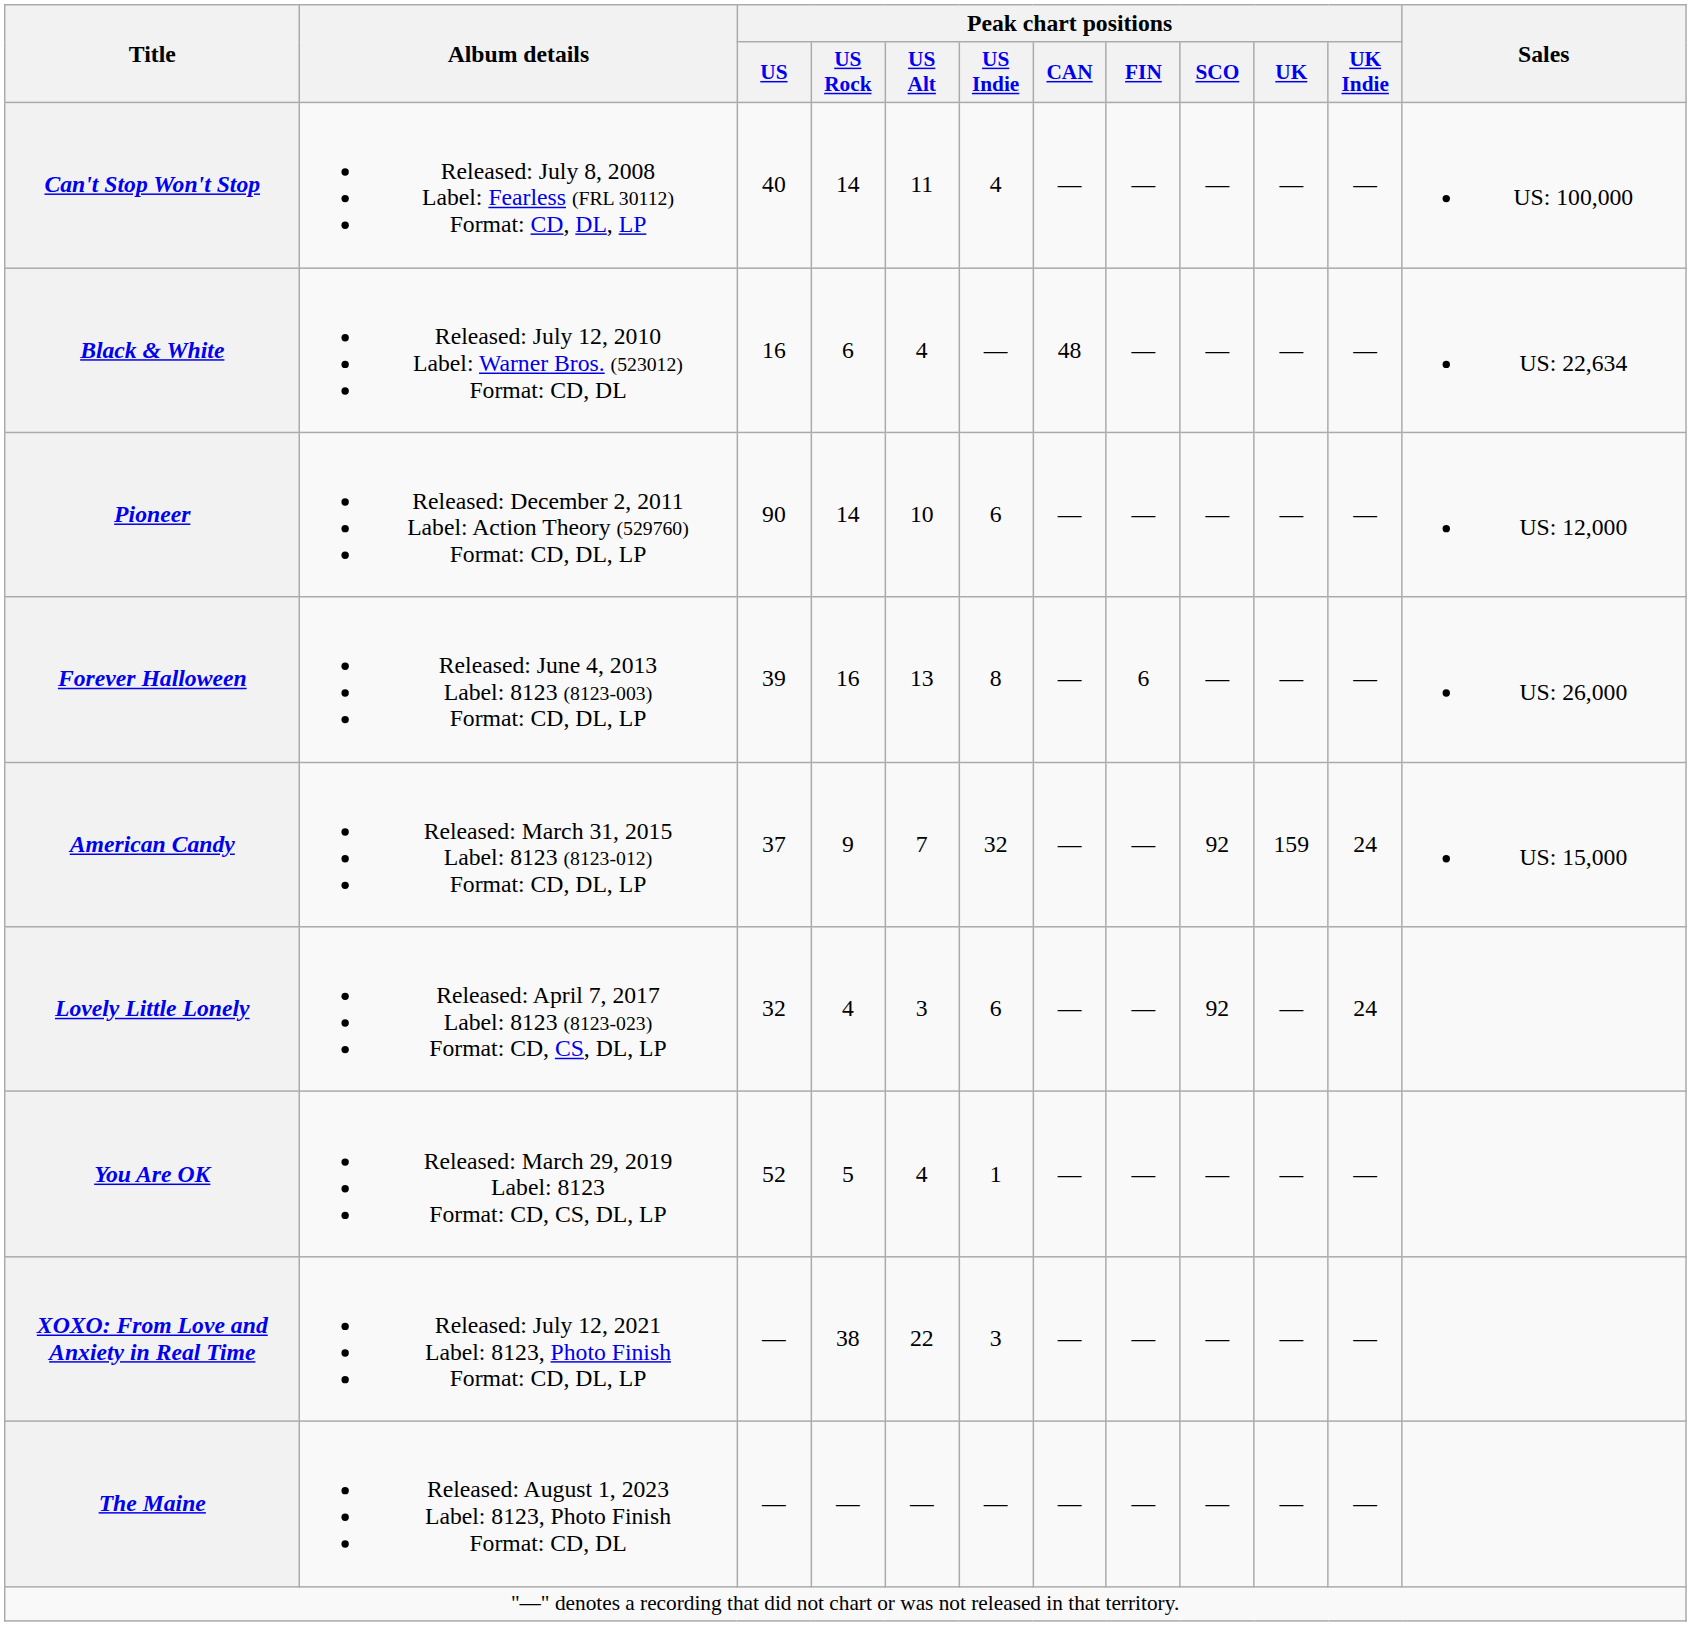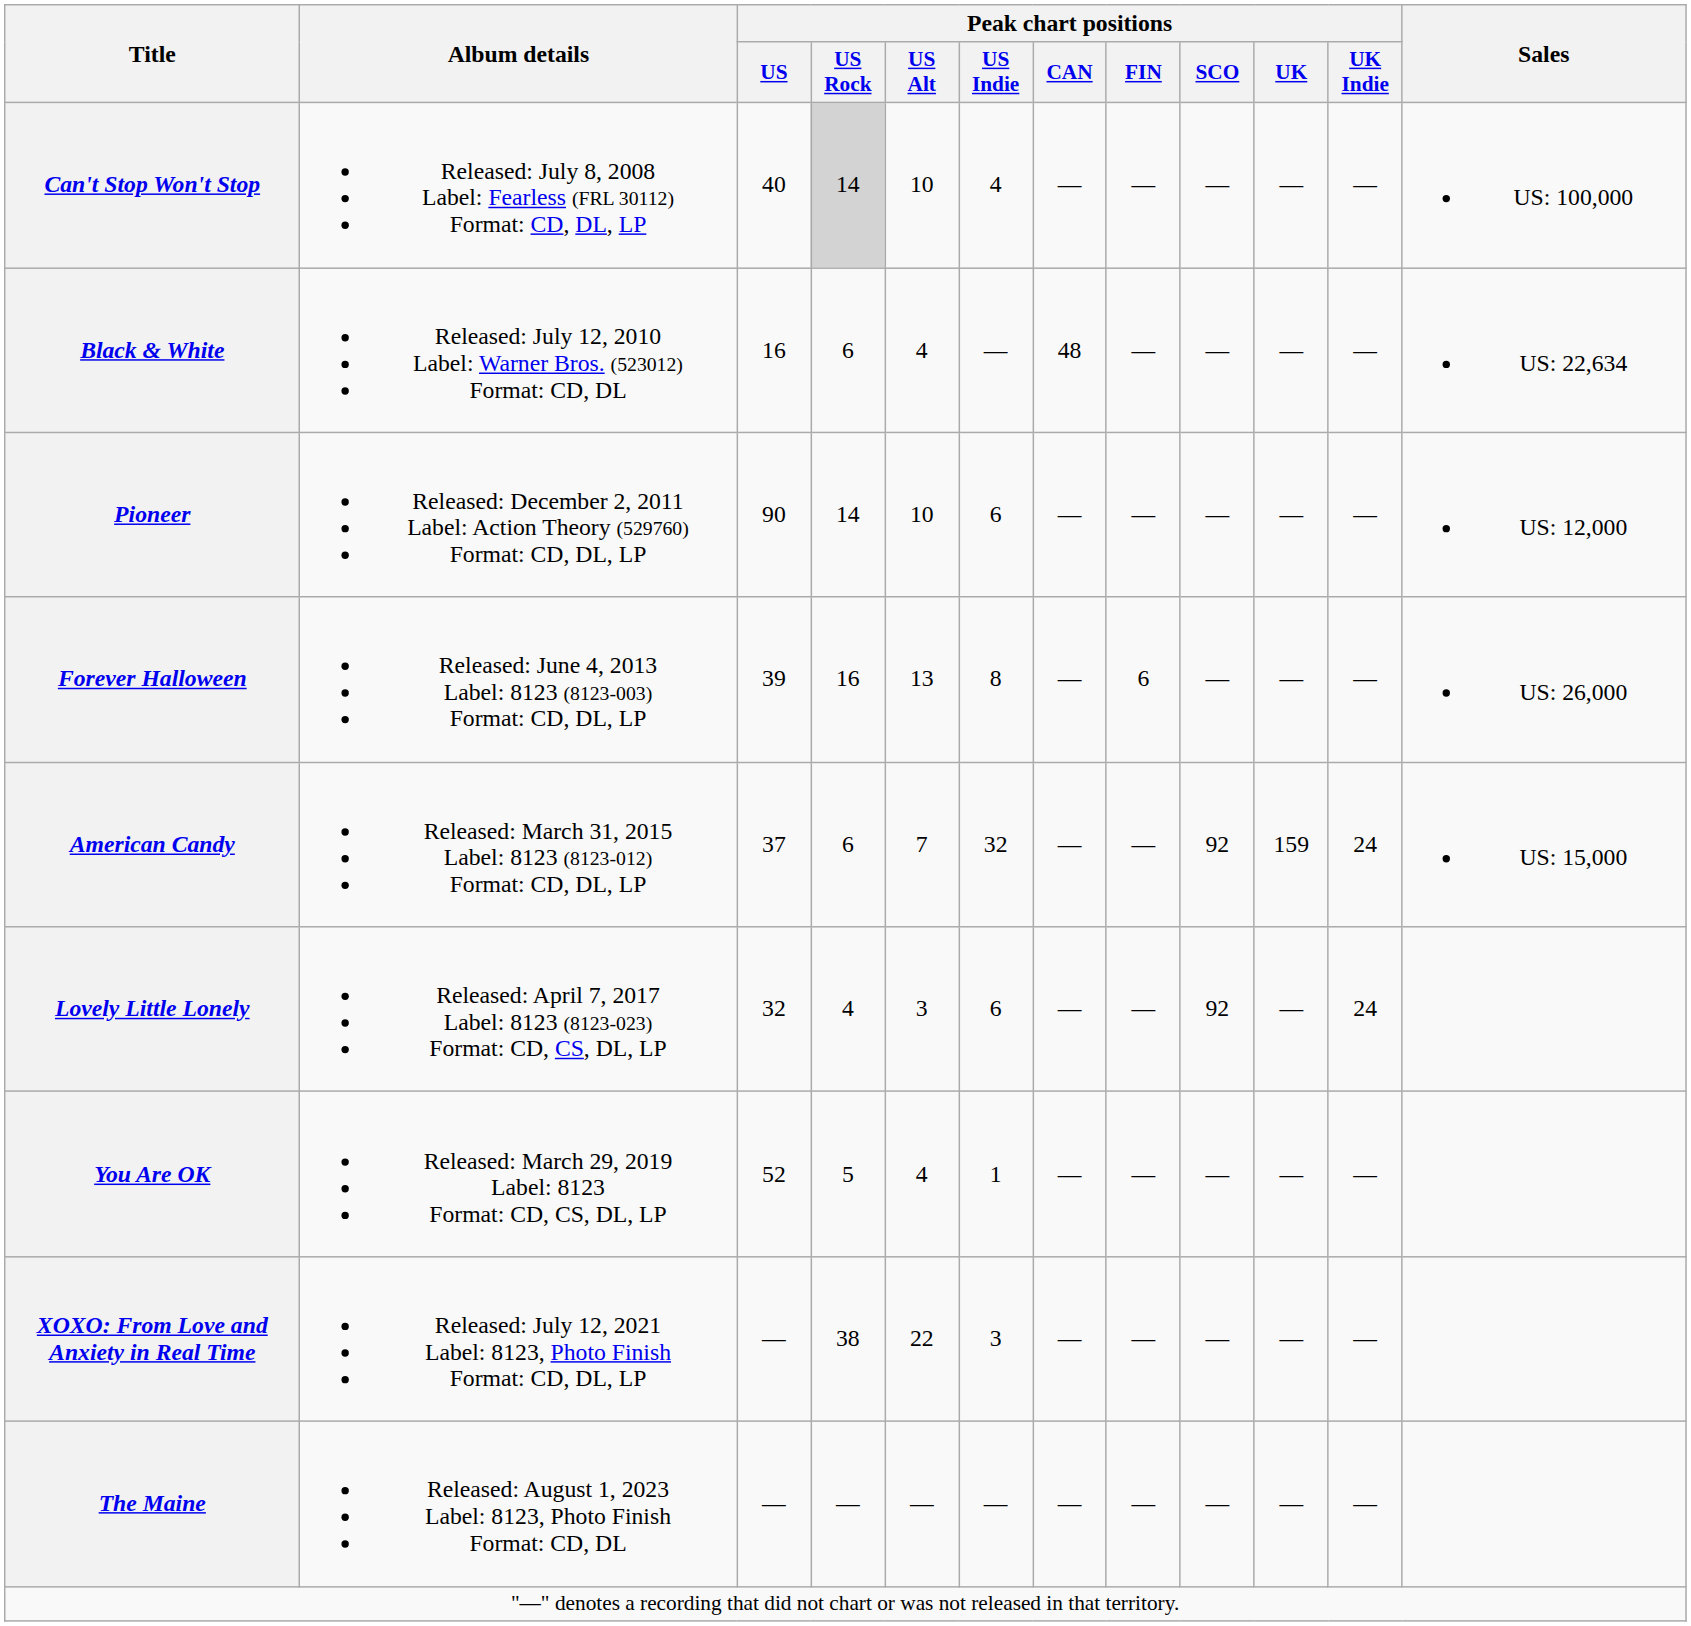(848, 184) no background -> (848, 184) lightgrey background
(922, 184) 11 -> (922, 184) 10
(848, 844) 9 -> (848, 844) 6
